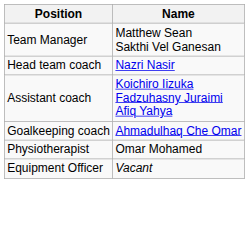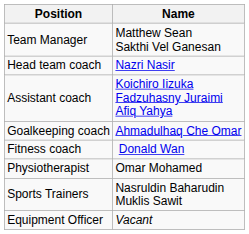+ row: (44, 149)
+ row: (48, 194)
